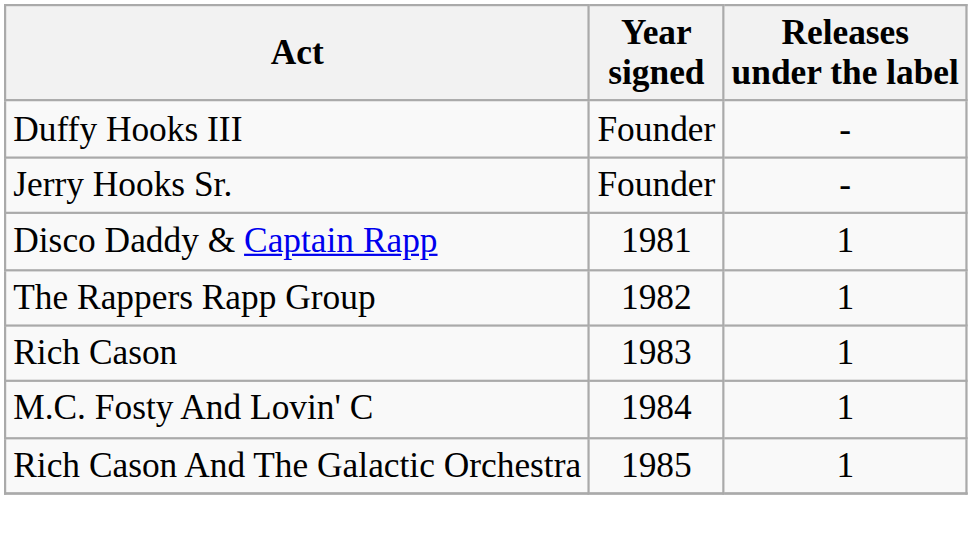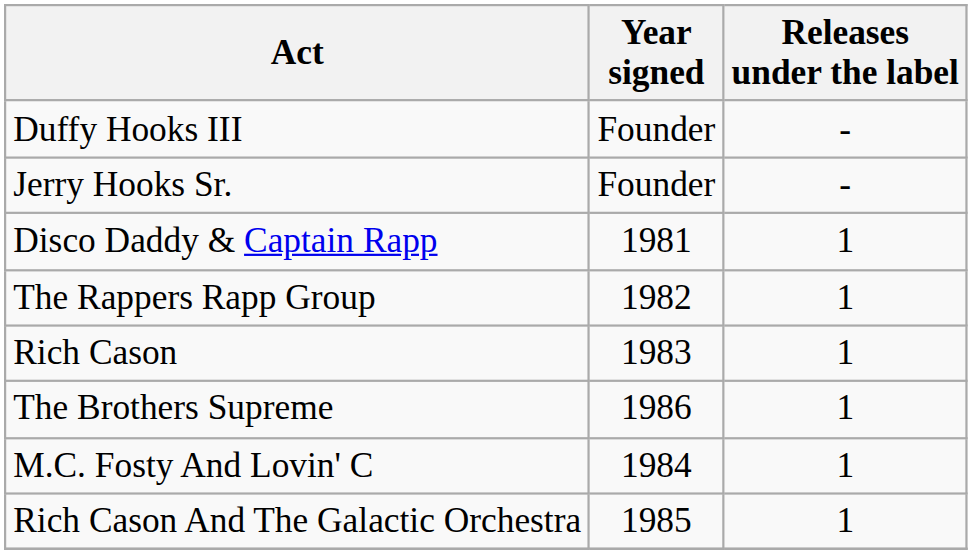+ row: (173, 408)
